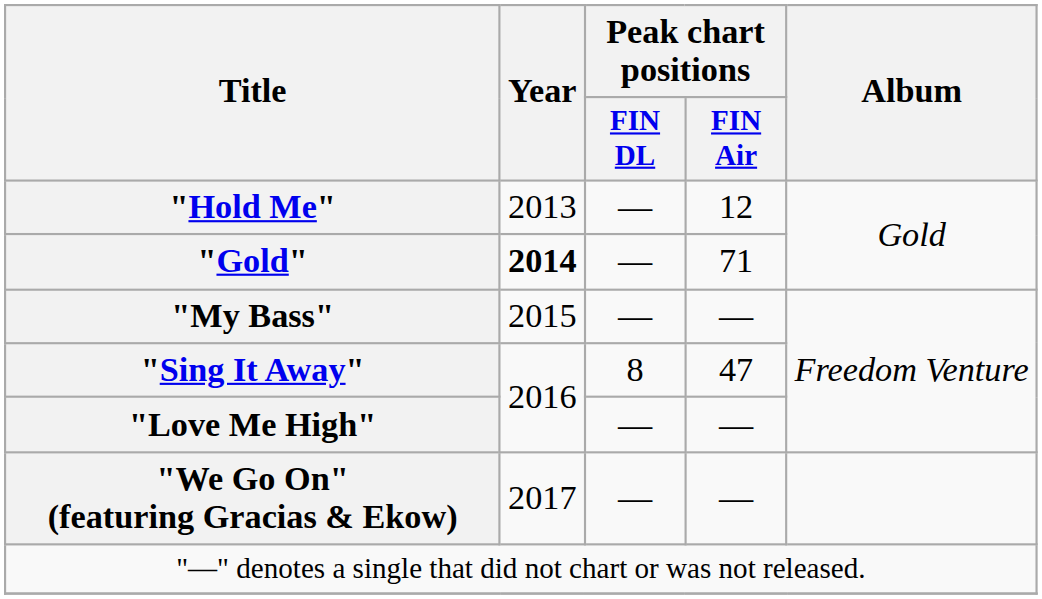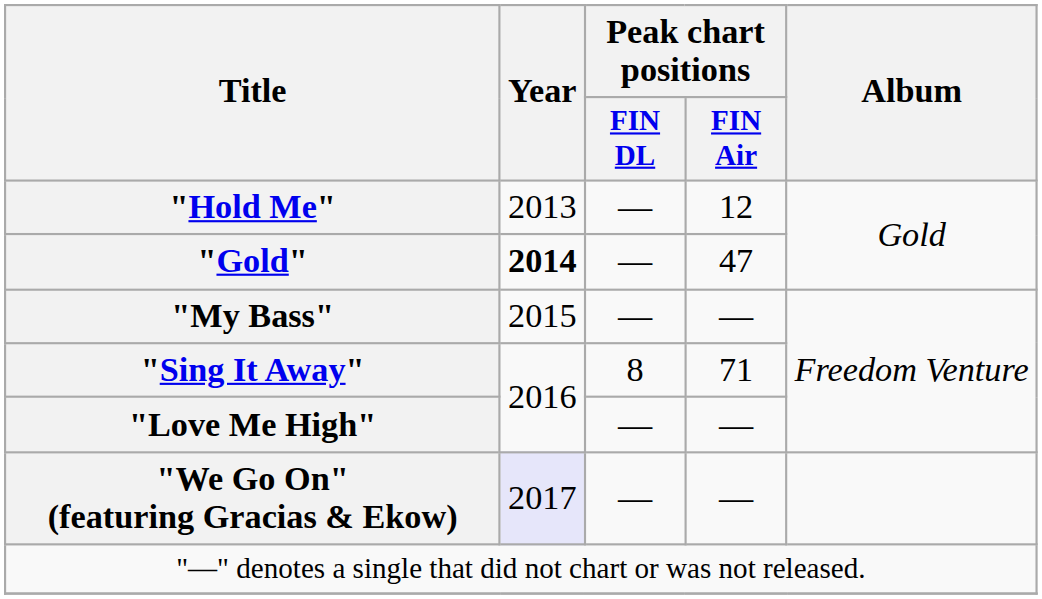(736, 261) 71 -> (736, 261) 47
(736, 369) 47 -> (736, 369) 71
(542, 497) no background -> (542, 497) lavender background
